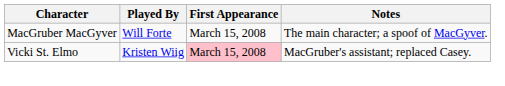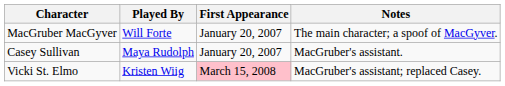(228, 33) March 15, 2008 -> (241, 33) January 20, 2007
+ row: (43, 52)
